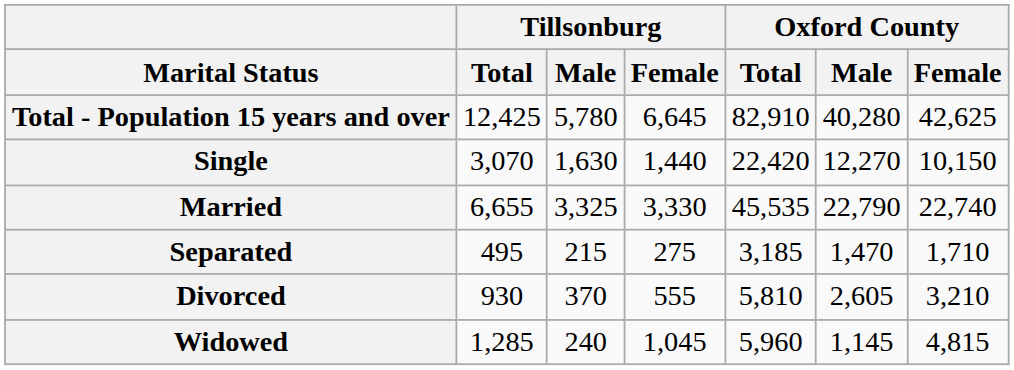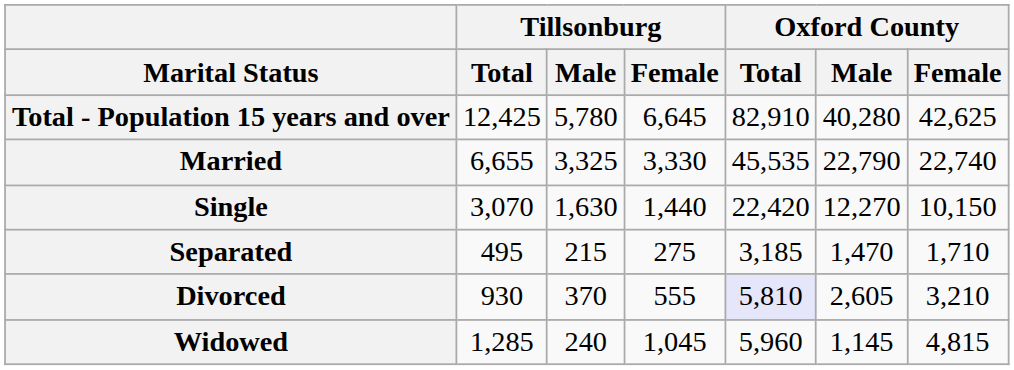rows swapped: (231, 161) <-> (231, 206)
(771, 296) no background -> (771, 296) lavender background
